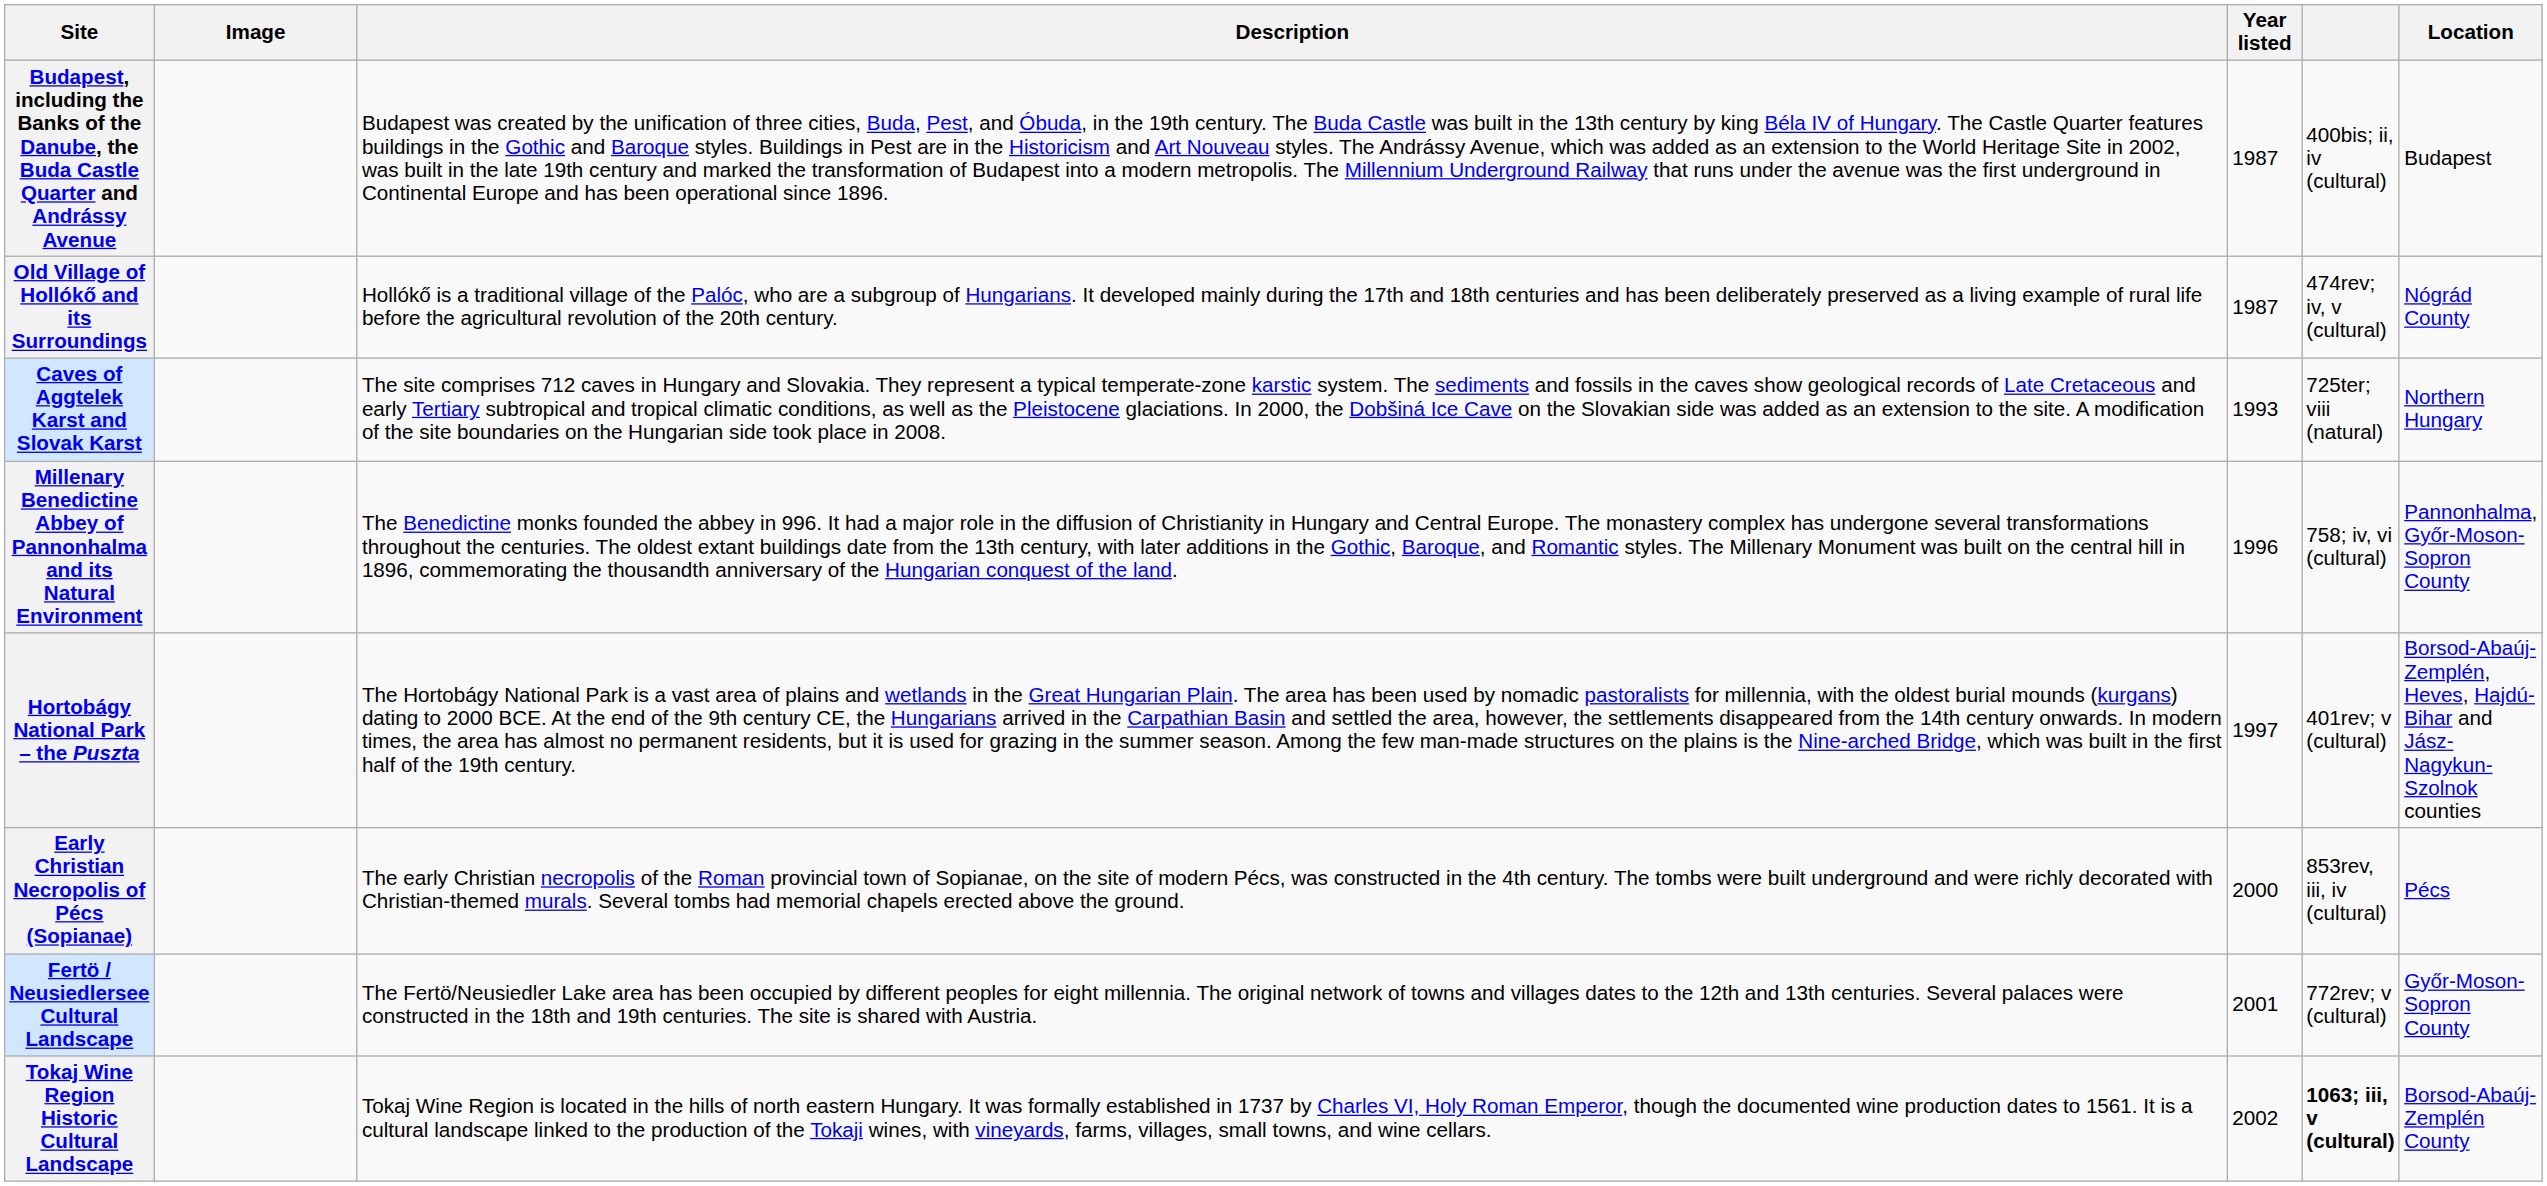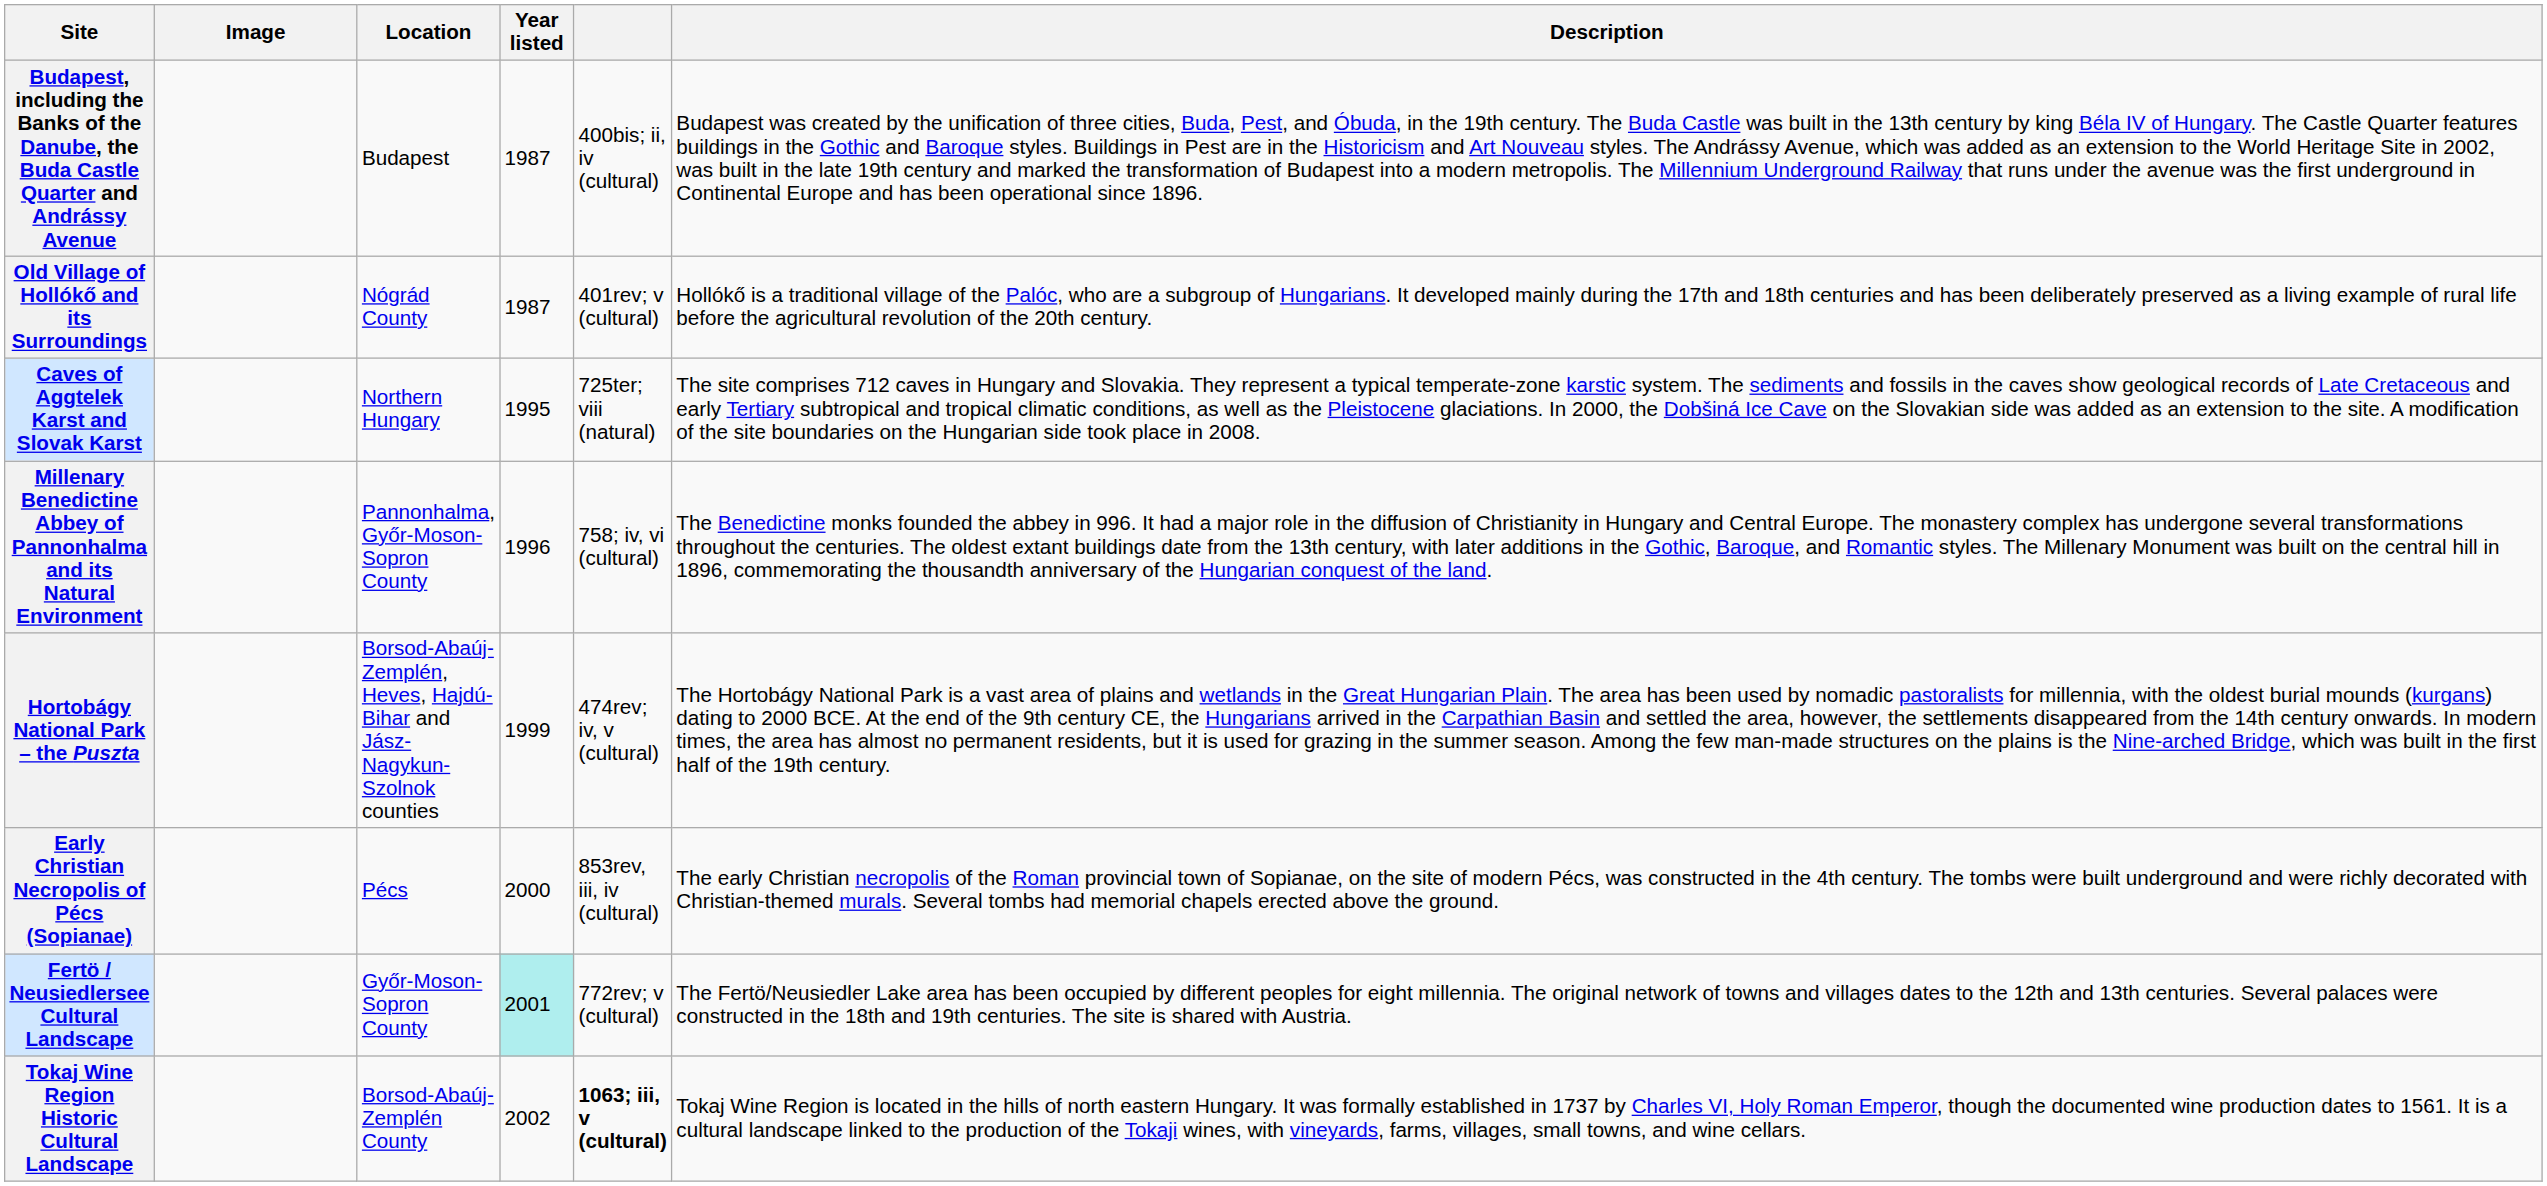columns swapped: (2471, 32) <-> (1292, 32)
(2347, 306) 474rev; iv, v (cultural) -> (621, 306) 401rev; v (cultural)
(2255, 409) 1993 -> (527, 409) 1995
(2255, 730) 1997 -> (527, 730) 1999
(2349, 730) 401rev; v (cultural) -> (619, 730) 474rev; iv, v (cultural)
(2255, 1004) no background -> (527, 1004) paleturquoise background
